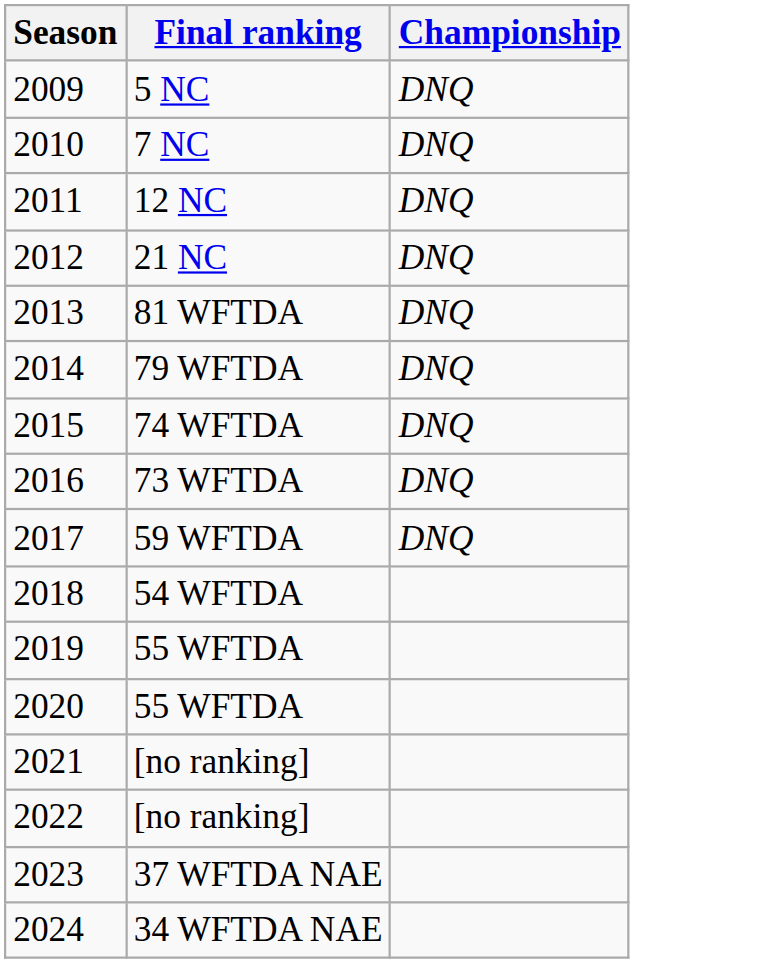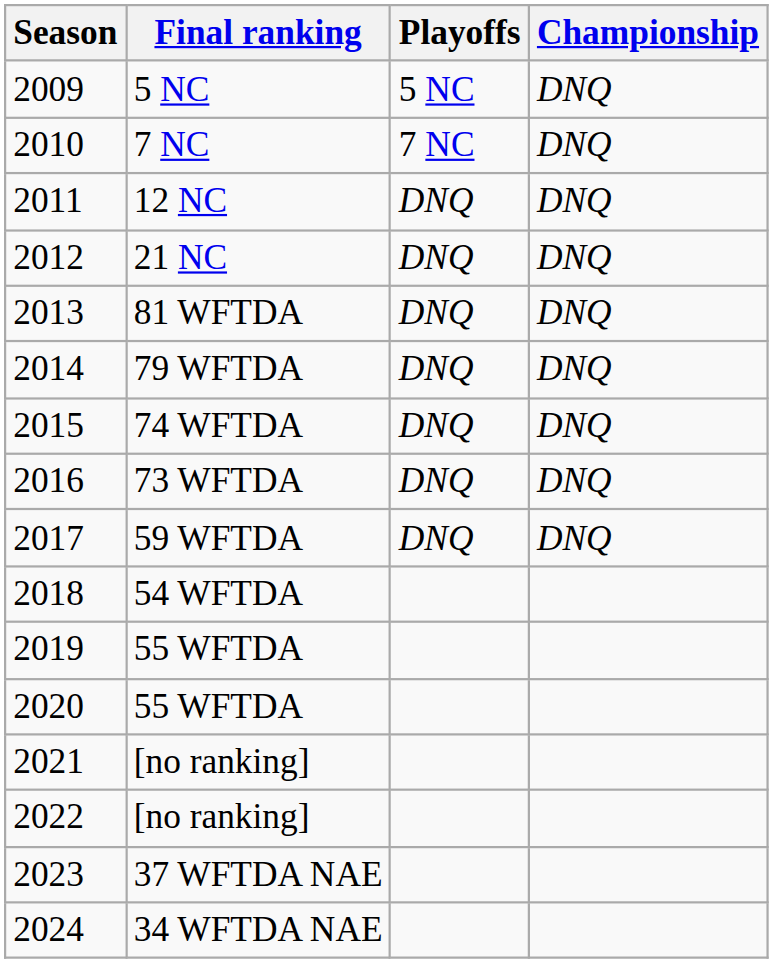+ column: (460, 32)
